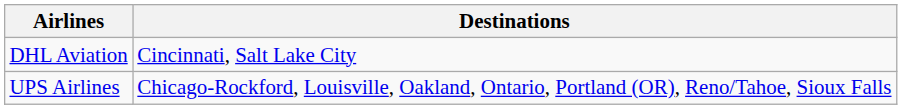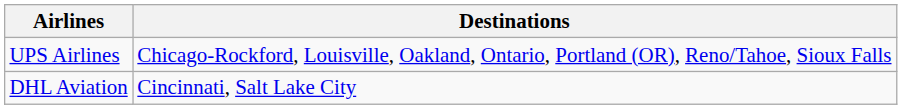rows swapped: (69, 54) <-> (65, 87)
